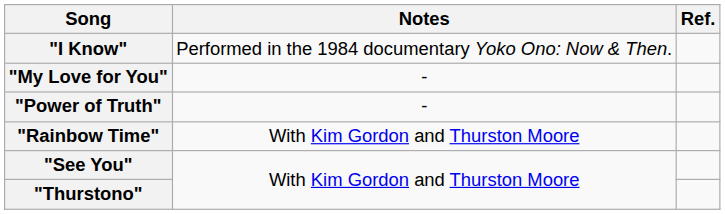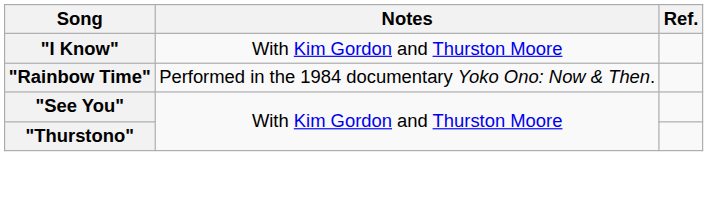(424, 48) Performed in the 1984 documentary Yoko Ono: Now & Then. -> (407, 48) With Kim Gordon and Thurston Moore
- row: (88, 77)
- row: (88, 106)
(424, 135) With Kim Gordon and Thurston Moore -> (407, 77) Performed in the 1984 documentary Yoko Ono: Now & Then.
